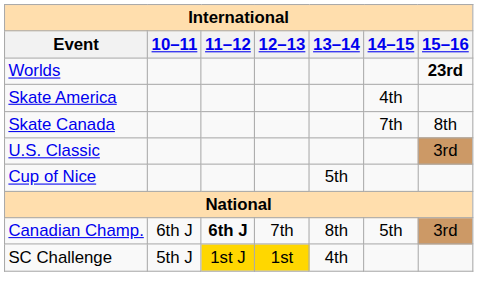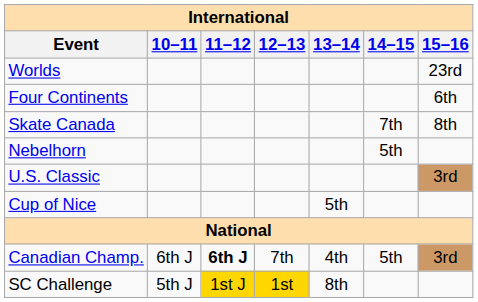(445, 71) bold -> (445, 71) normal
+ row: (68, 97)
- row: (63, 97)
+ row: (47, 151)
(336, 230) 8th -> (336, 257) 4th
(336, 257) 4th -> (336, 284) 8th
